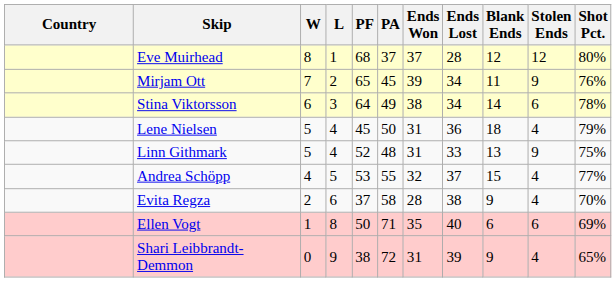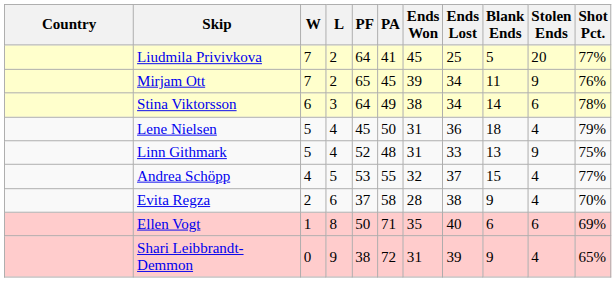- row: (180, 57)
+ row: (200, 57)
